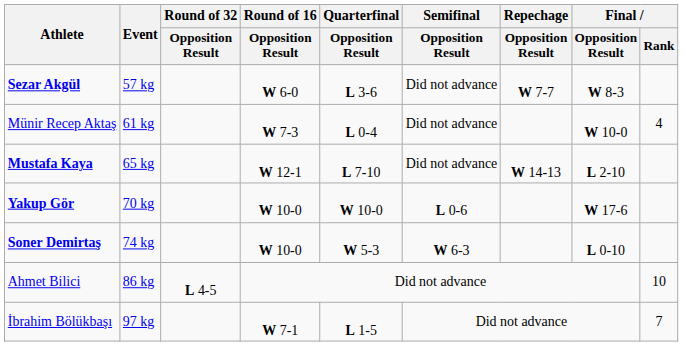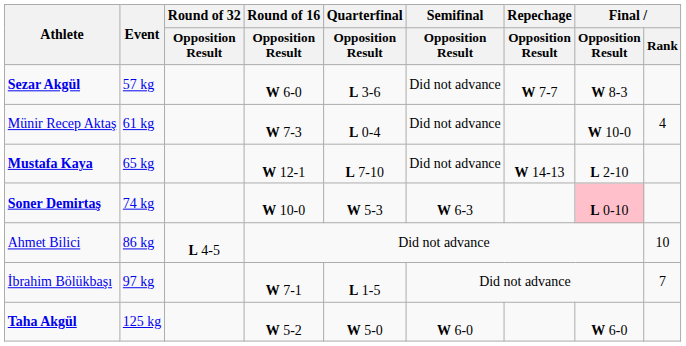- row: (41, 203)
(606, 251) no background -> (609, 211) pink background
+ row: (42, 322)
